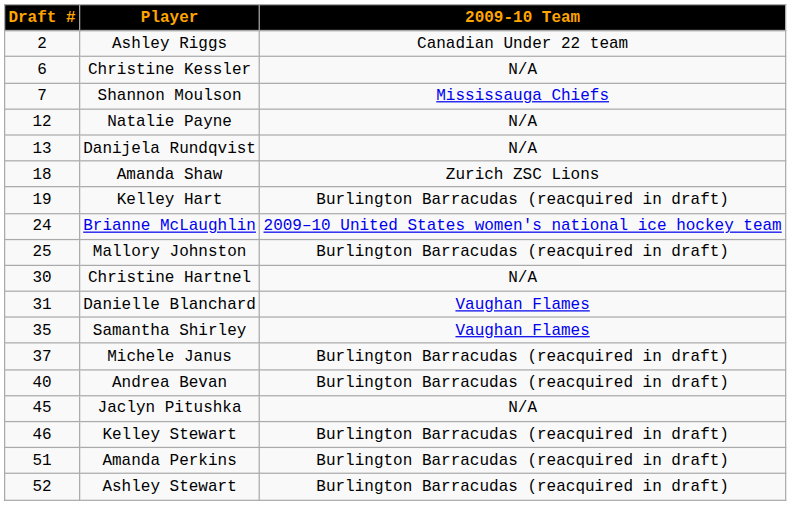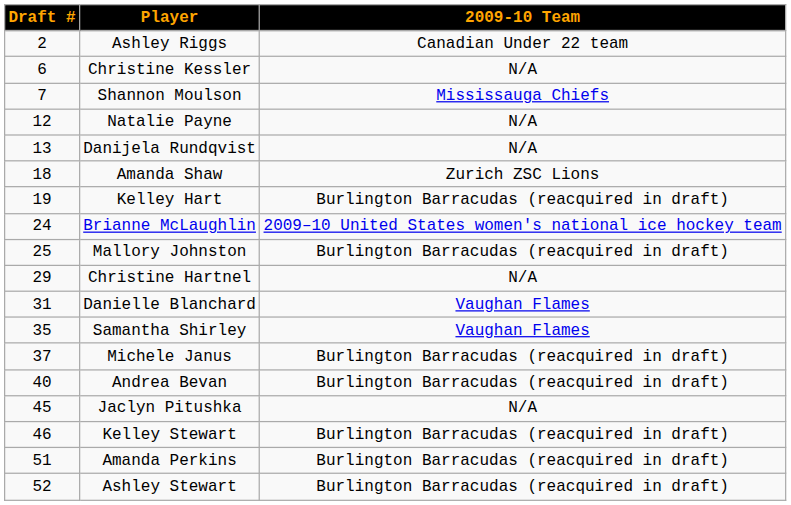(42, 278) 30 -> (42, 278) 29
